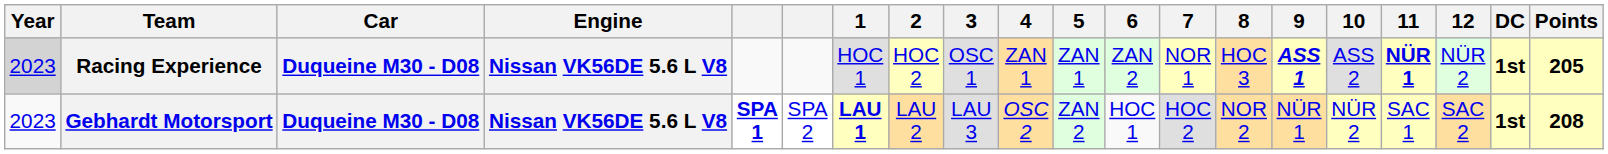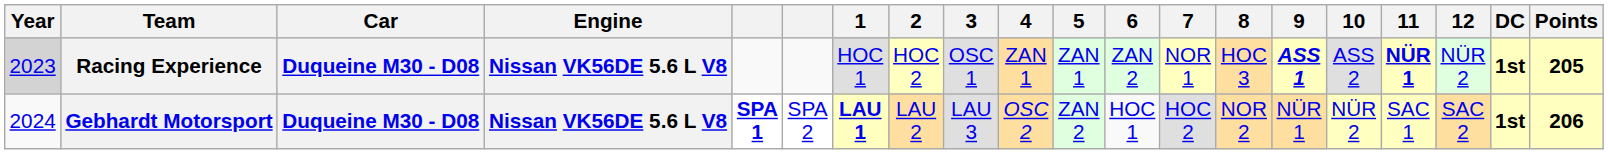(33, 122) 2023 -> (33, 122) 2024
(1566, 122) 208 -> (1566, 122) 206
